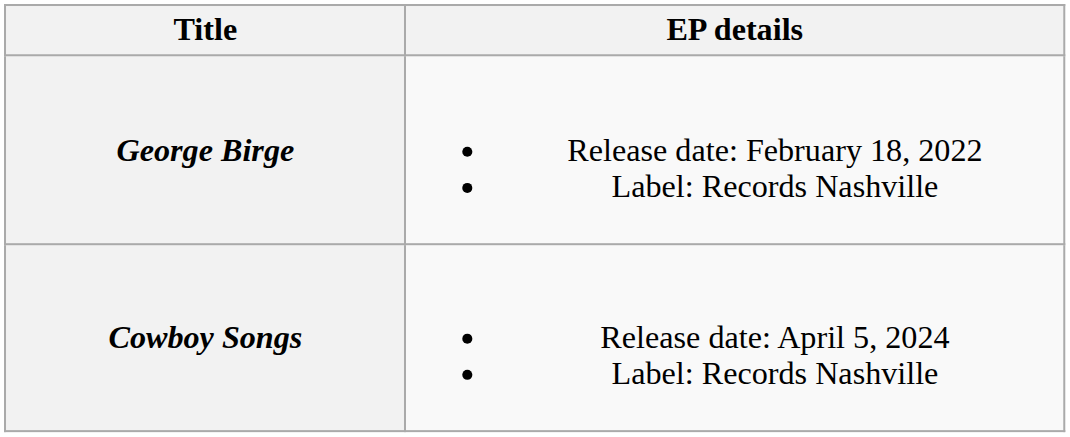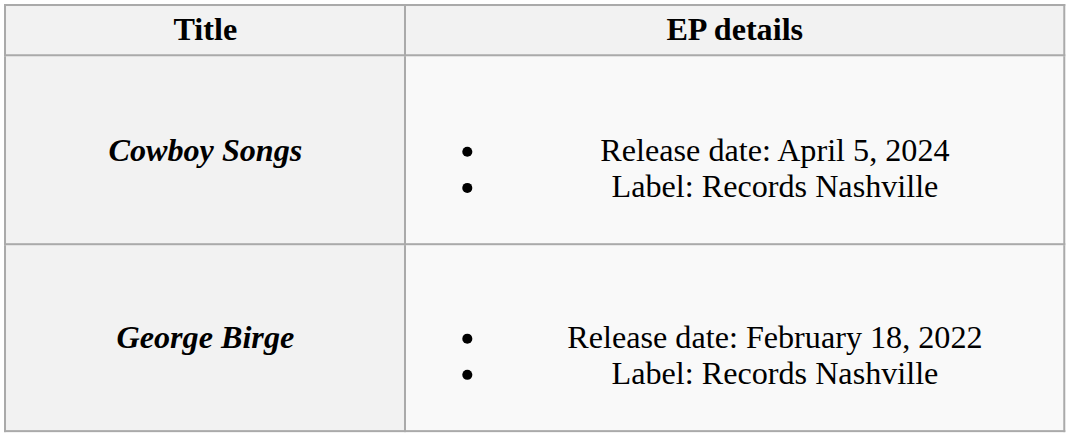rows swapped: (205, 149) <-> (205, 337)
